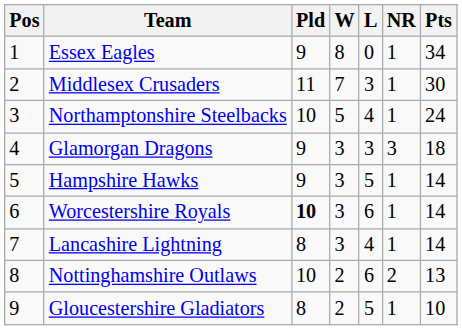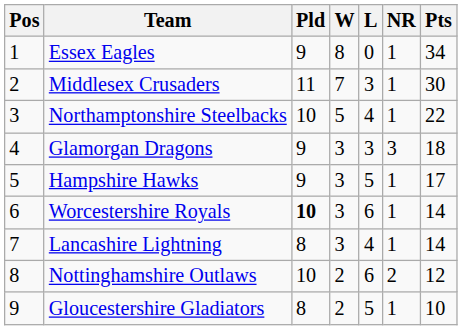(435, 116) 24 -> (435, 116) 22
(435, 180) 14 -> (435, 180) 17
(435, 276) 13 -> (435, 276) 12
